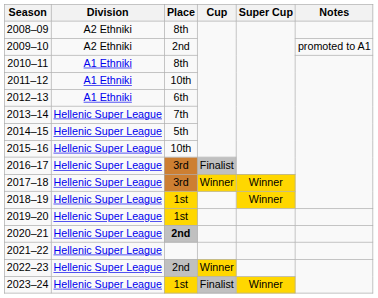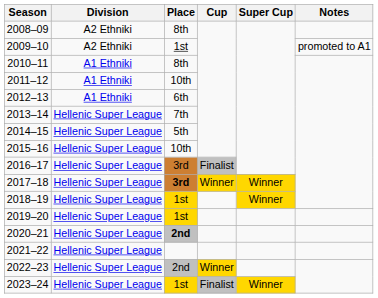(181, 47) 2nd -> (181, 47) 1st
(181, 183) normal -> (181, 183) bold
